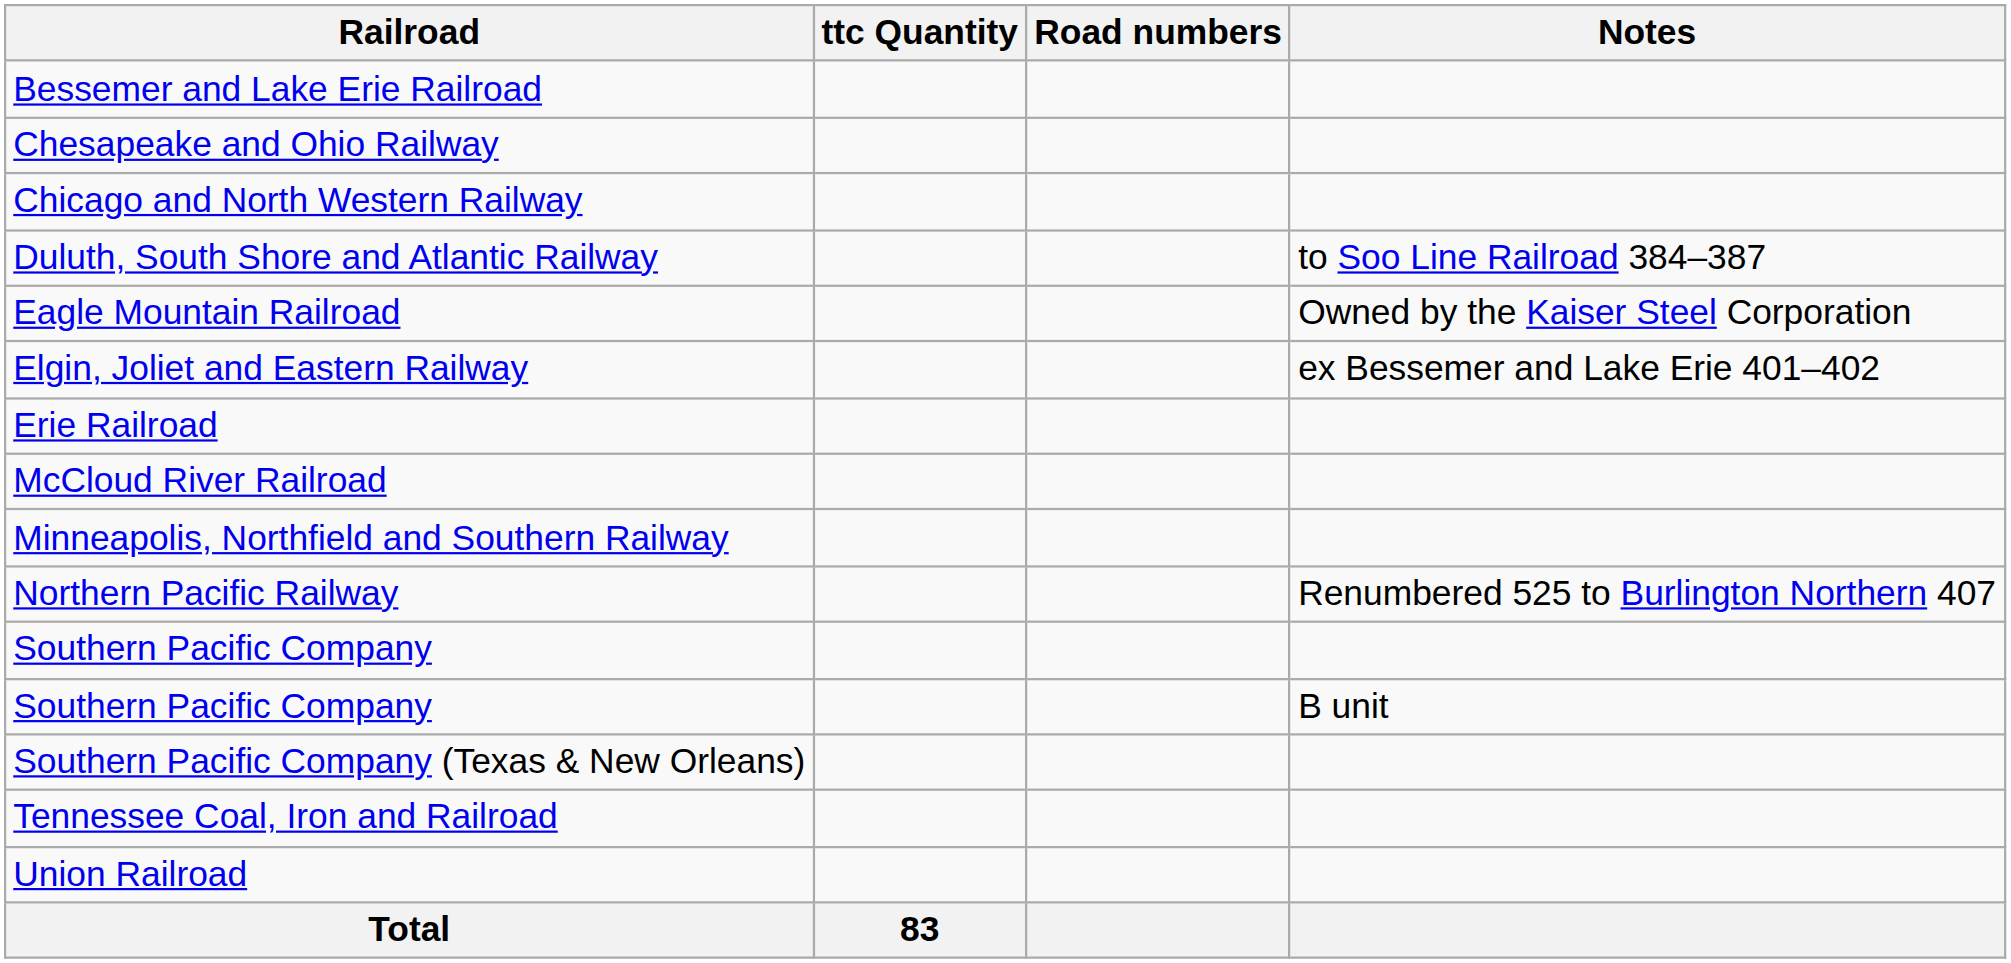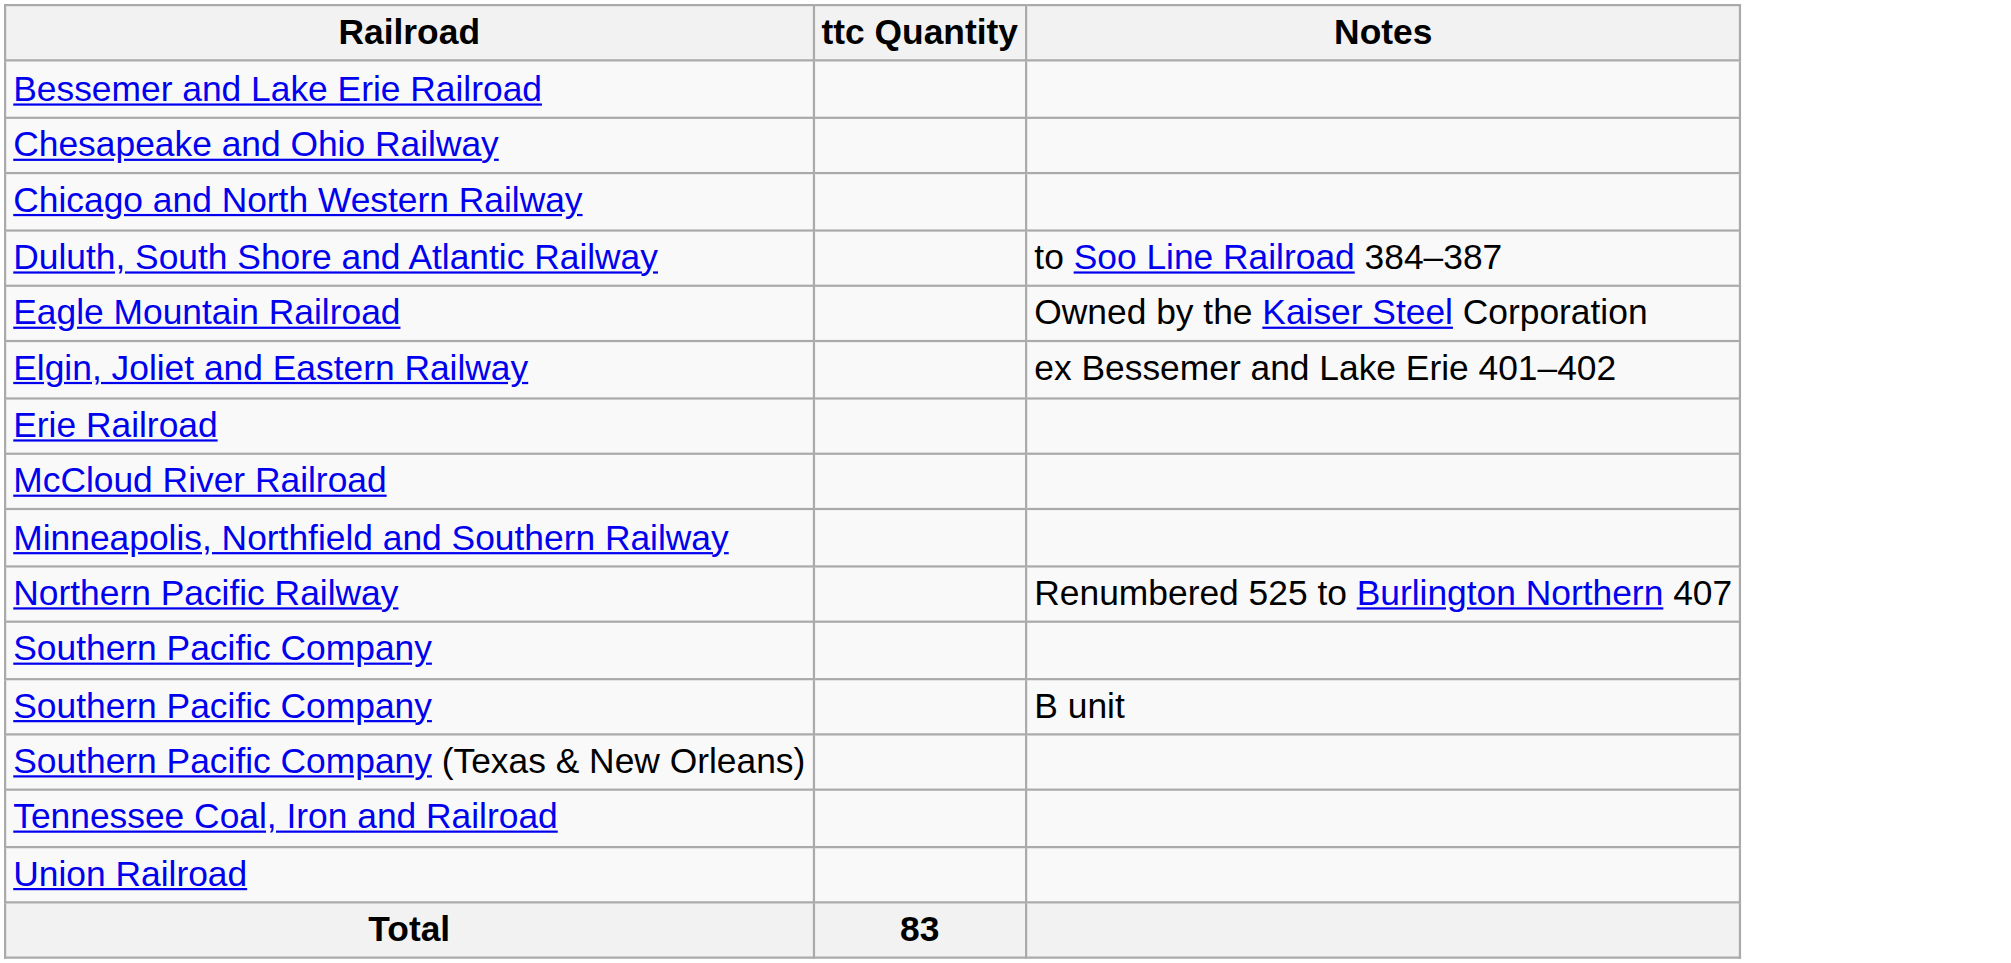- column: (1158, 32)
